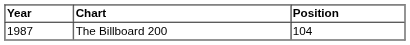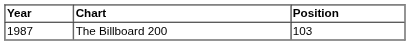(303, 31) 104 -> (303, 31) 103
